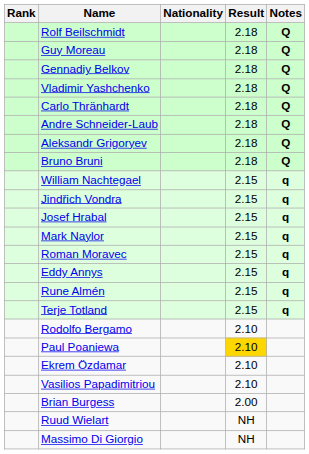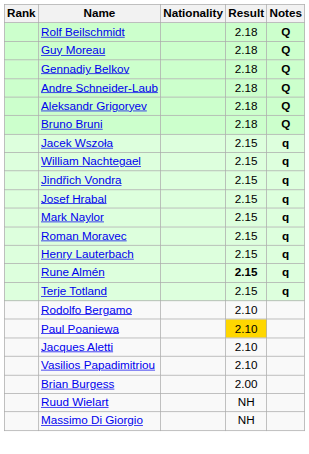- row: (95, 87)
- row: (85, 106)
+ row: (77, 143)
- row: (72, 273)
+ row: (87, 254)
(246, 291) normal -> (246, 273) bold
- row: (84, 365)
+ row: (77, 347)
